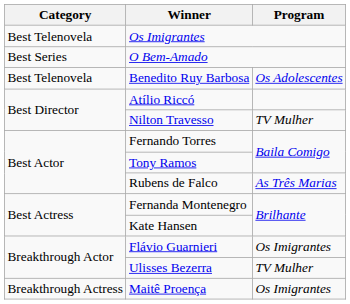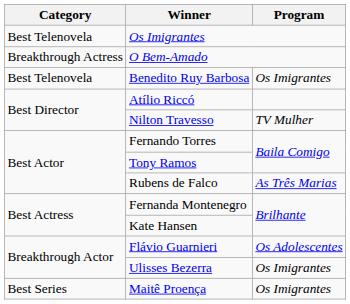(37, 57) Best Series -> (65, 57) Breakthrough Actress
(299, 78) Os Adolescentes -> (293, 78) Os Imigrantes
(293, 246) Os Imigrantes -> (299, 246) Os Adolescentes
(284, 267) TV Mulher -> (293, 267) Os Imigrantes
(65, 288) Breakthrough Actress -> (37, 288) Best Series
